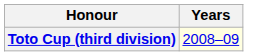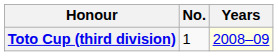+ column: (194, 16)
